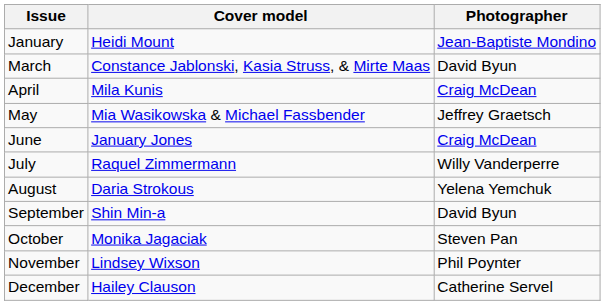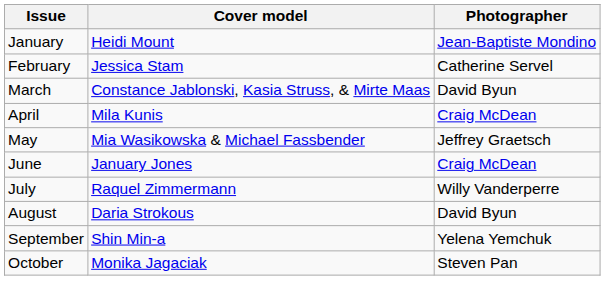+ row: (39, 66)
(494, 189) Yelena Yemchuk -> (477, 213) David Byun
(477, 213) David Byun -> (494, 238) Yelena Yemchuk
- row: (44, 262)
- row: (44, 287)
